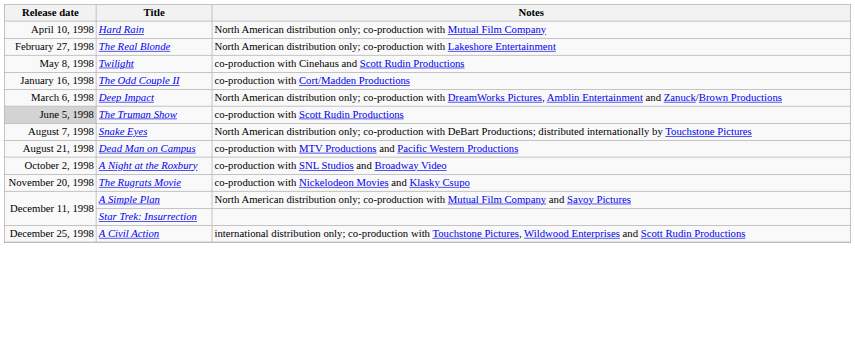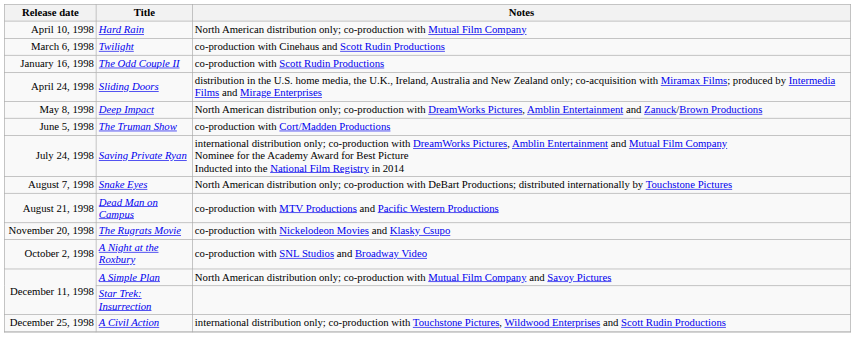- row: (135, 47)
(67, 64) May 8, 1998 -> (62, 47) March 6, 1998
(312, 81) co-production with Cort/Madden Productions -> (290, 64) co-production with Scott Rudin Productions
+ row: (129, 87)
(62, 98) March 6, 1998 -> (67, 110) May 8, 1998
(67, 115) lightgrey background -> (67, 127) no background
(309, 115) co-production with Scott Rudin Productions -> (293, 127) co-production with Cort/Madden Productions
+ row: (143, 156)
rows swapped: (148, 166) <-> (140, 183)
